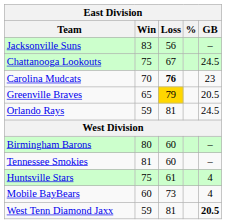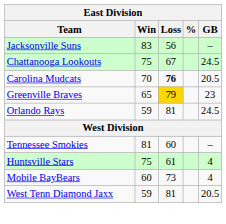(210, 78) 23 -> (210, 78) 20.5
(210, 95) 20.5 -> (210, 95) 23
- row: (49, 144)
(210, 210) bold -> (210, 194) normal
